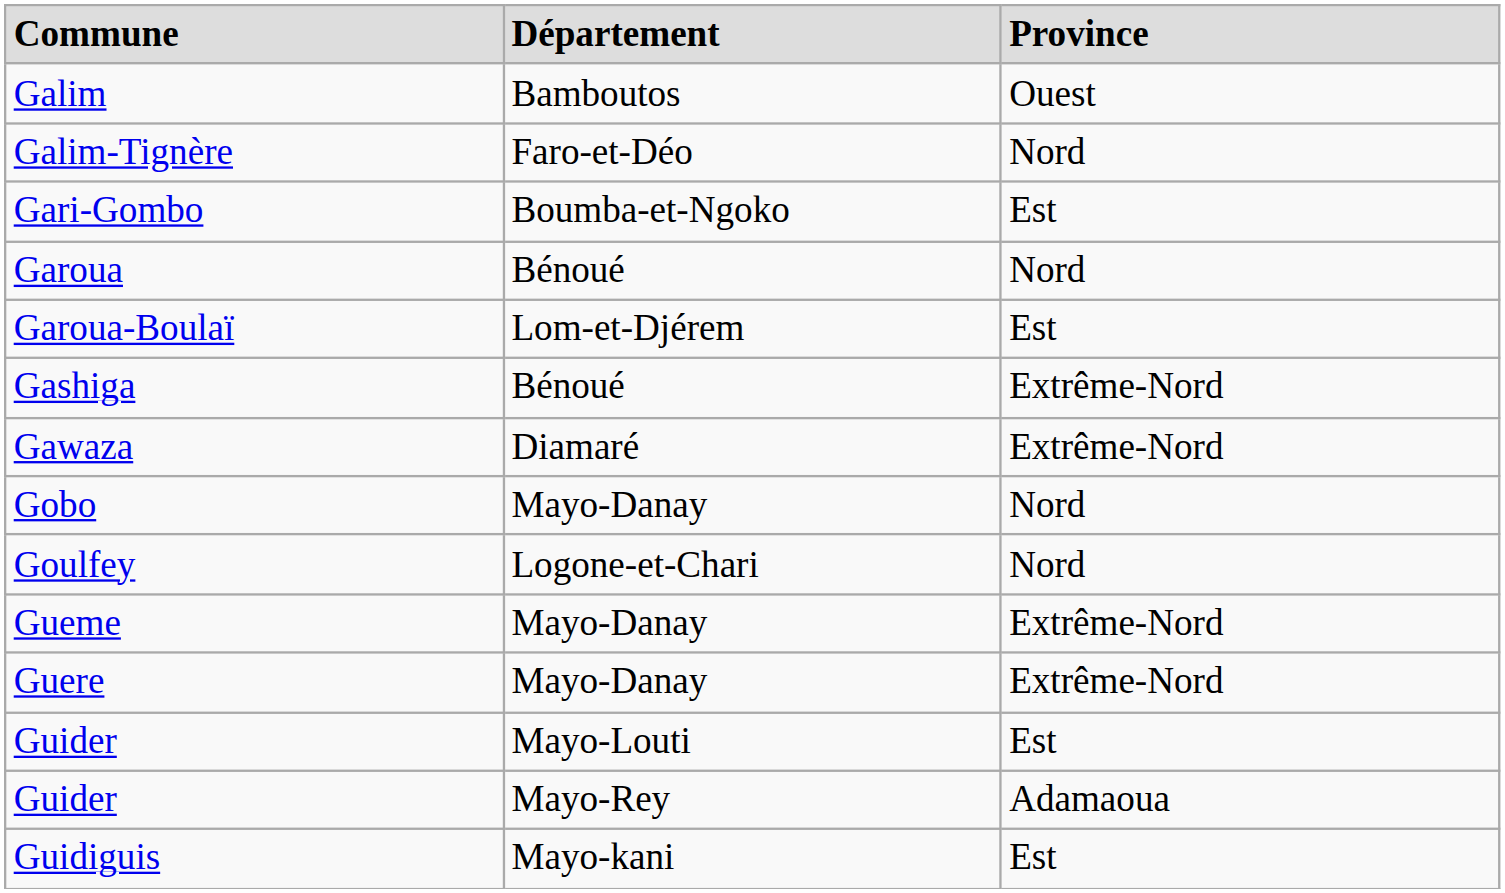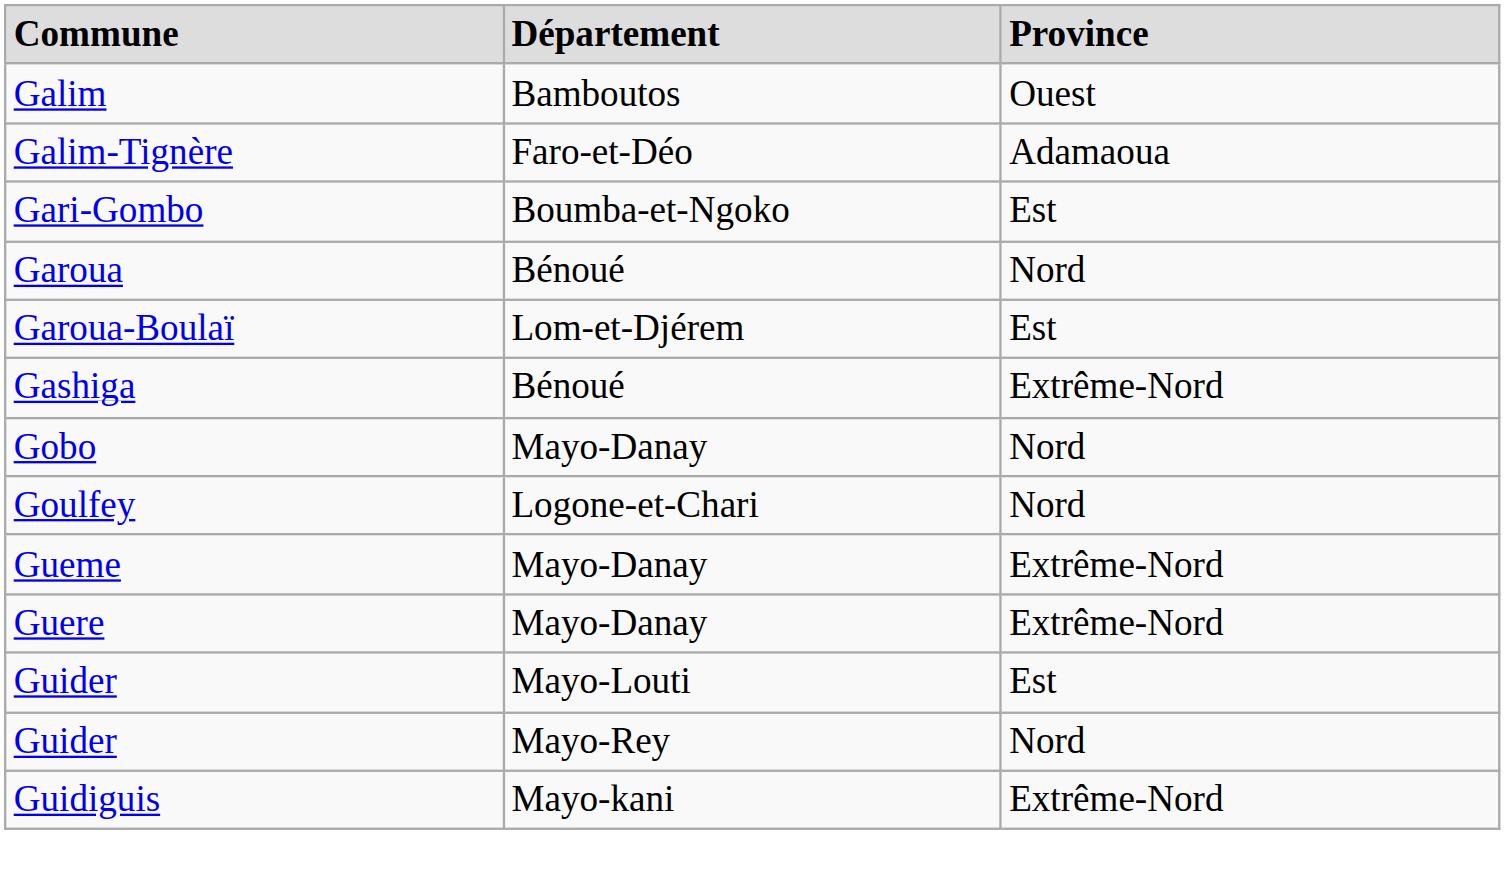(1047, 151) Nord -> (1090, 151) Adamaoua
- row: (73, 446)
(1090, 799) Adamaoua -> (1047, 740) Nord
(1033, 858) Est -> (1116, 799) Extrême-Nord
